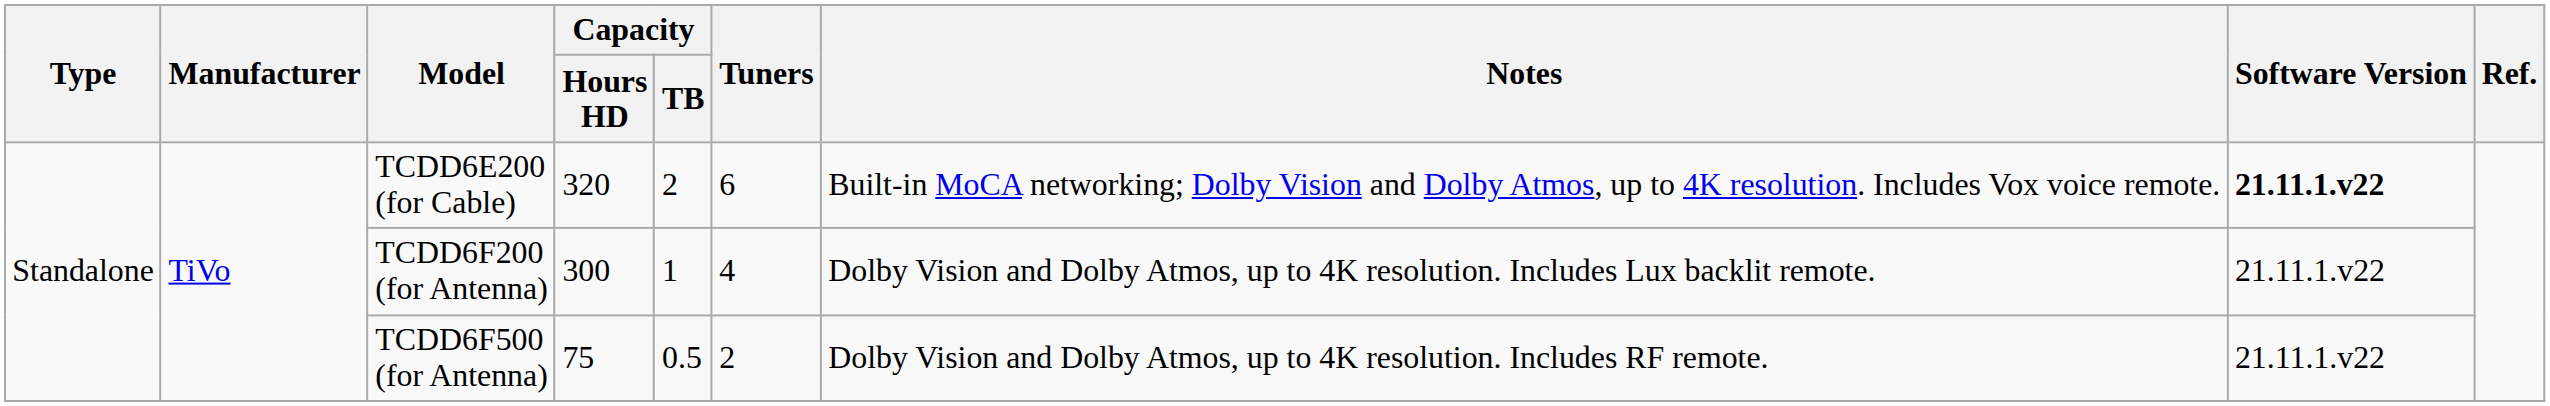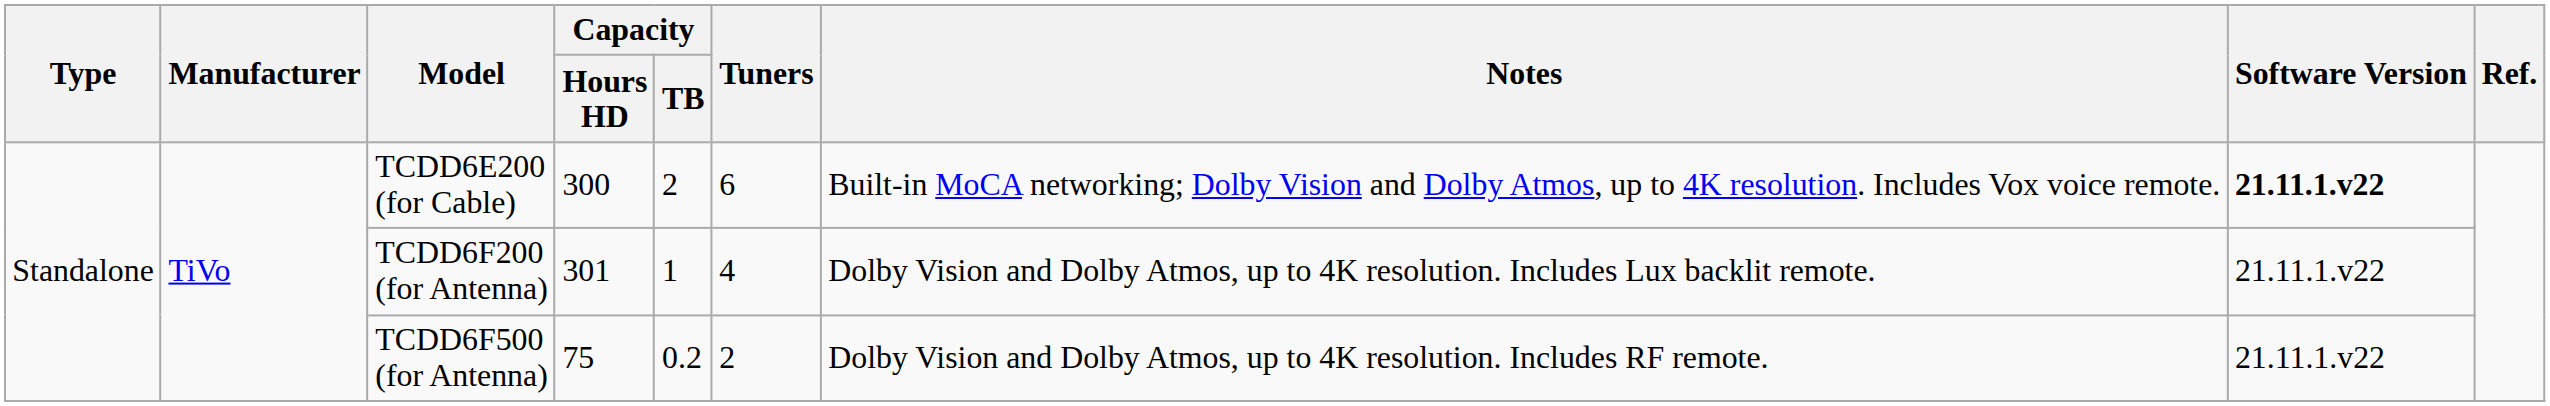(586, 184) 320 -> (586, 184) 300
(586, 270) 300 -> (586, 270) 301
(682, 357) 0.5 -> (682, 357) 0.2
